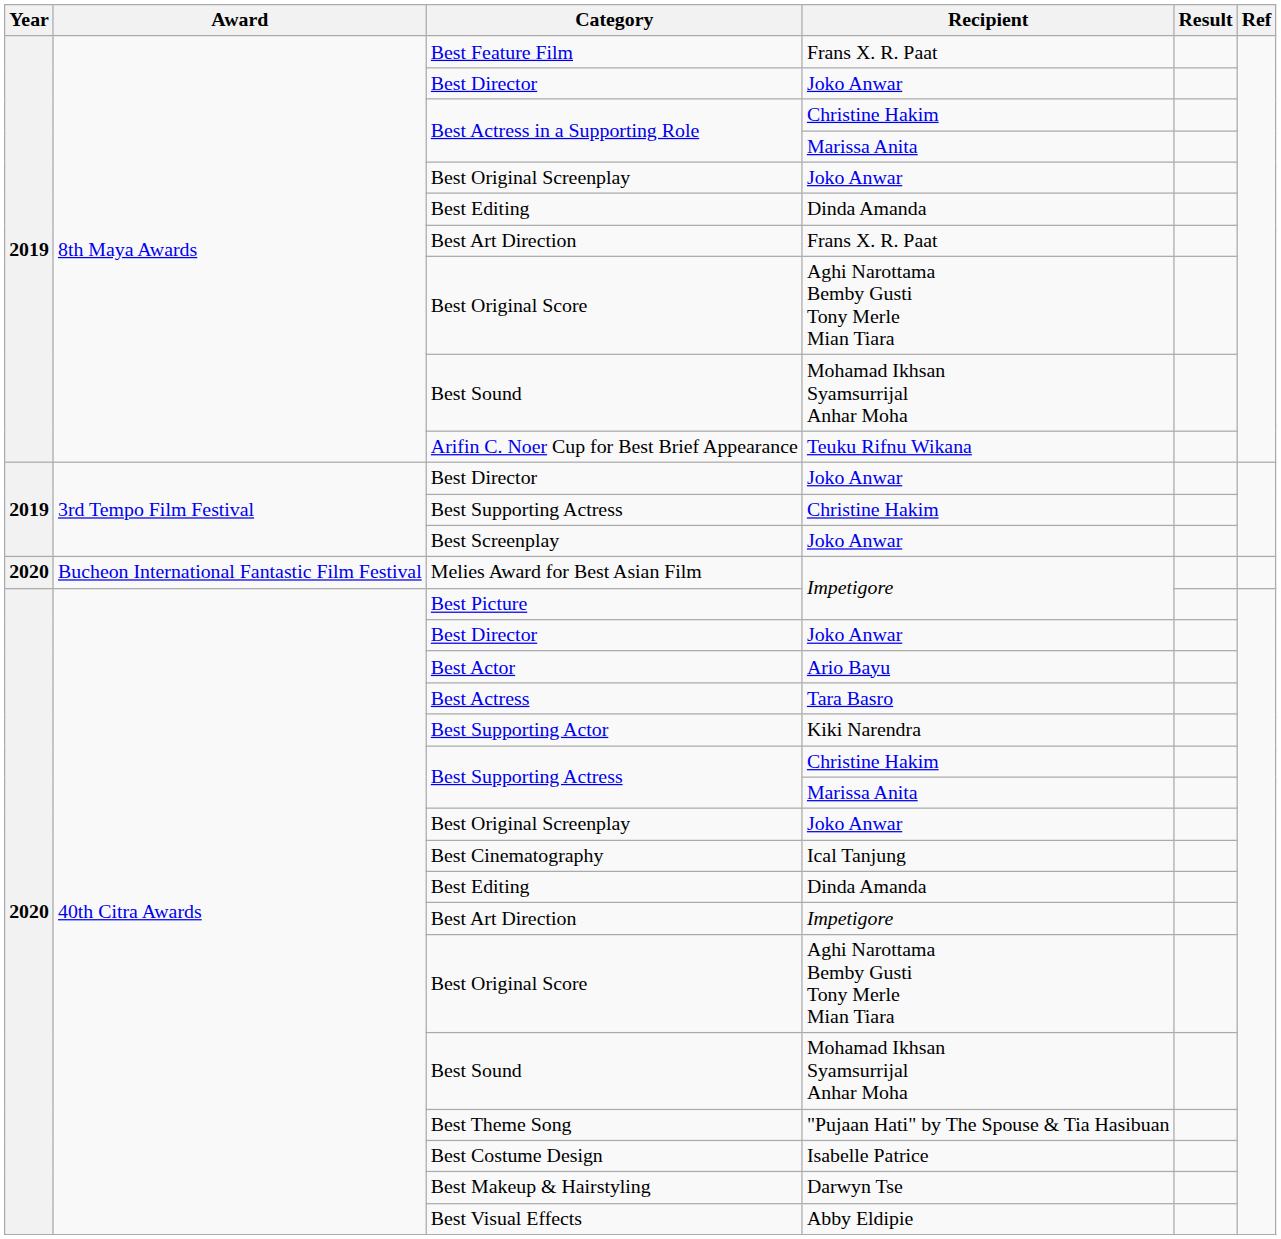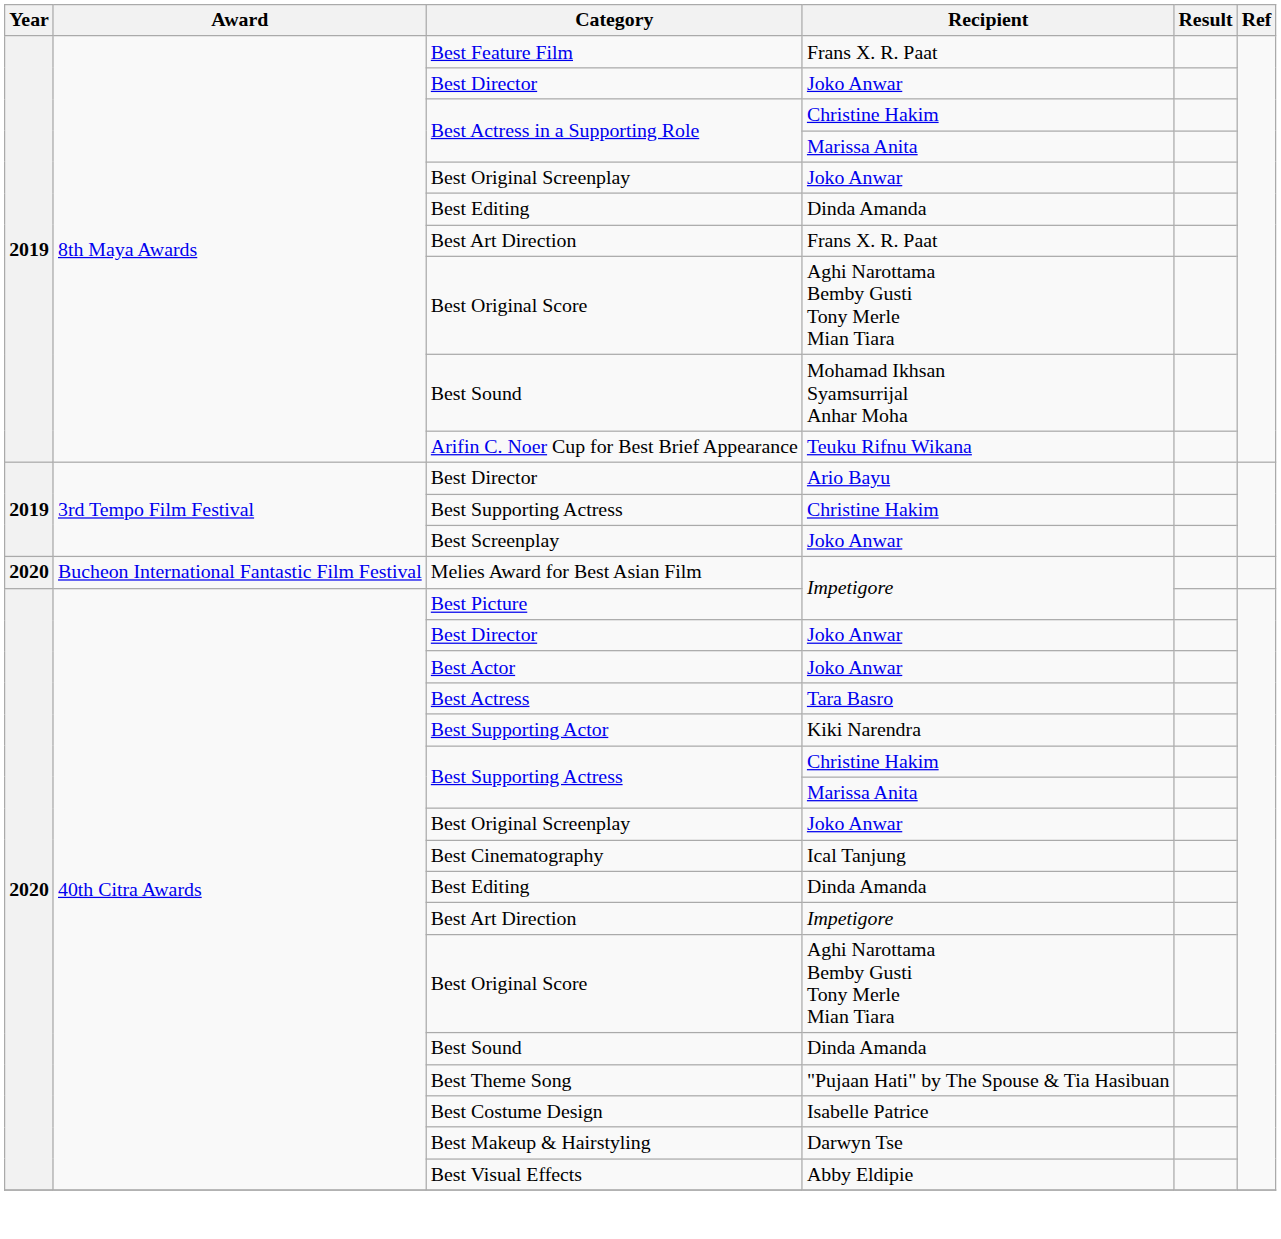(855, 477) Joko Anwar -> (849, 477) Ario Bayu
(849, 666) Ario Bayu -> (855, 666) Joko Anwar
(876, 1070) Mohamad Ikhsan Syamsurrijal Anhar Moha -> (867, 1048) Dinda Amanda
